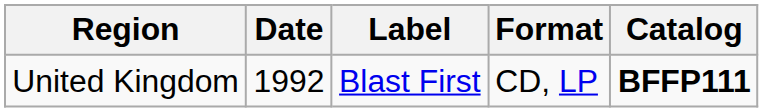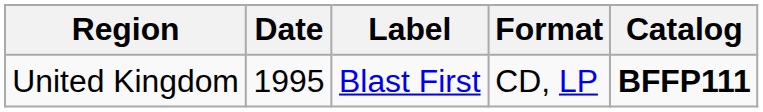(289, 80) 1992 -> (289, 80) 1995
